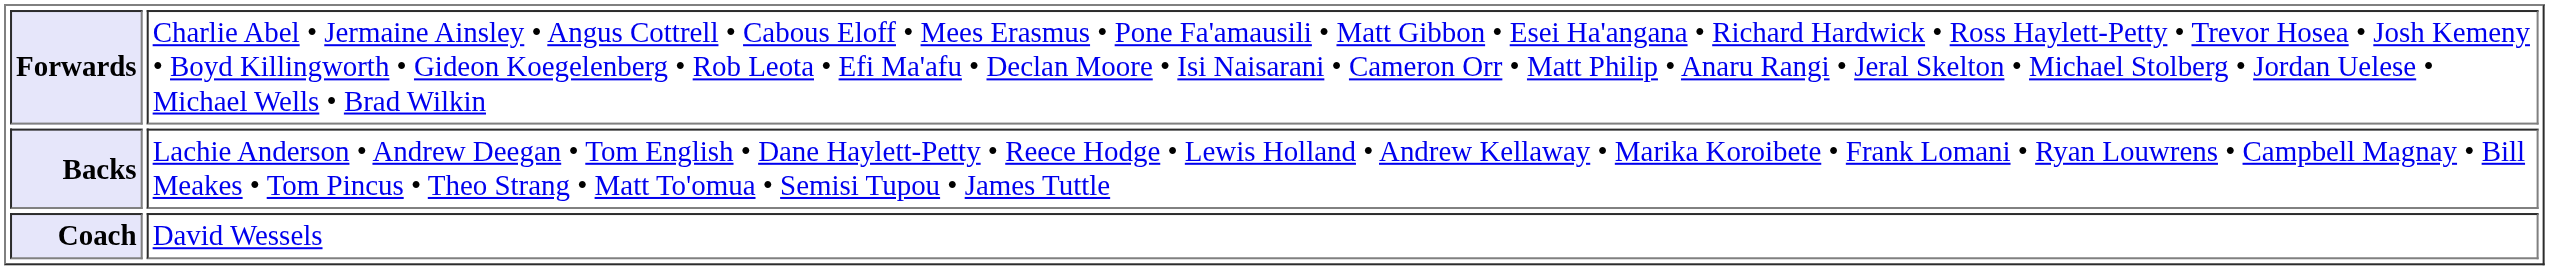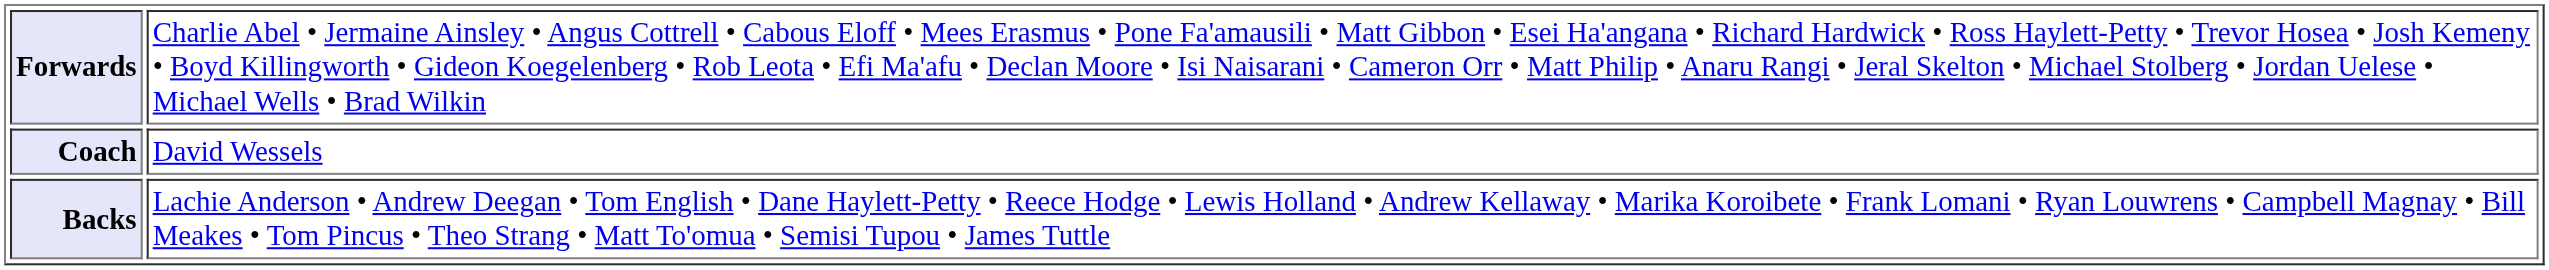rows swapped: (100, 168) <-> (97, 235)
